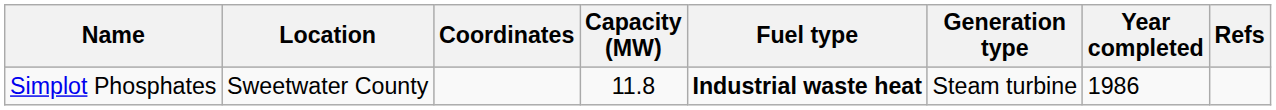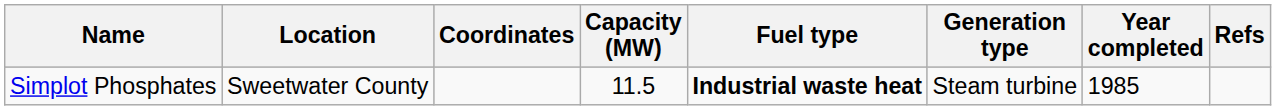(633, 85) 11.8 -> (633, 85) 11.5
(1114, 85) 1986 -> (1114, 85) 1985
